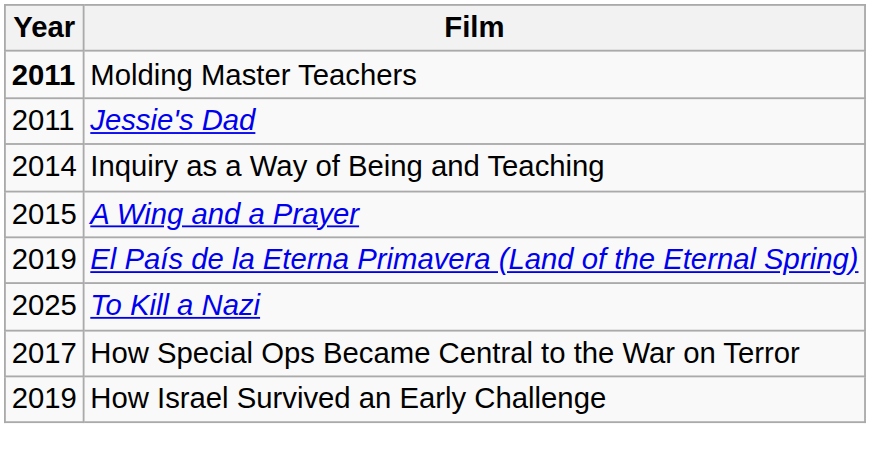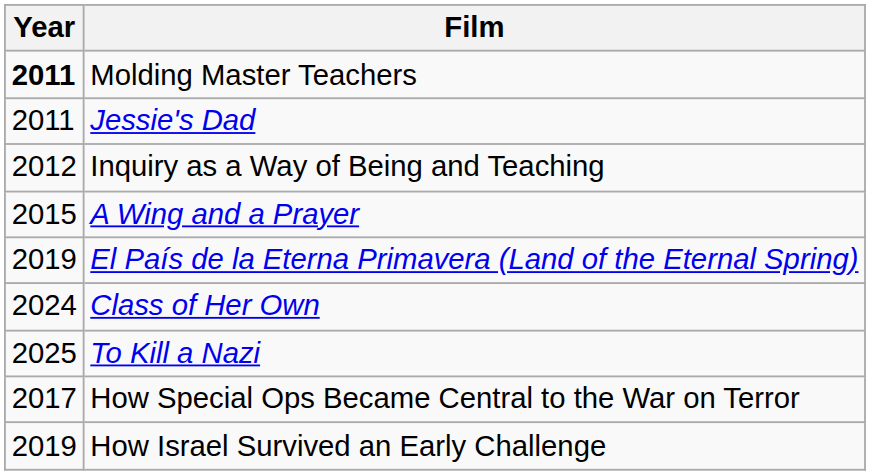(44, 167) 2014 -> (44, 167) 2012
+ row: (205, 306)
